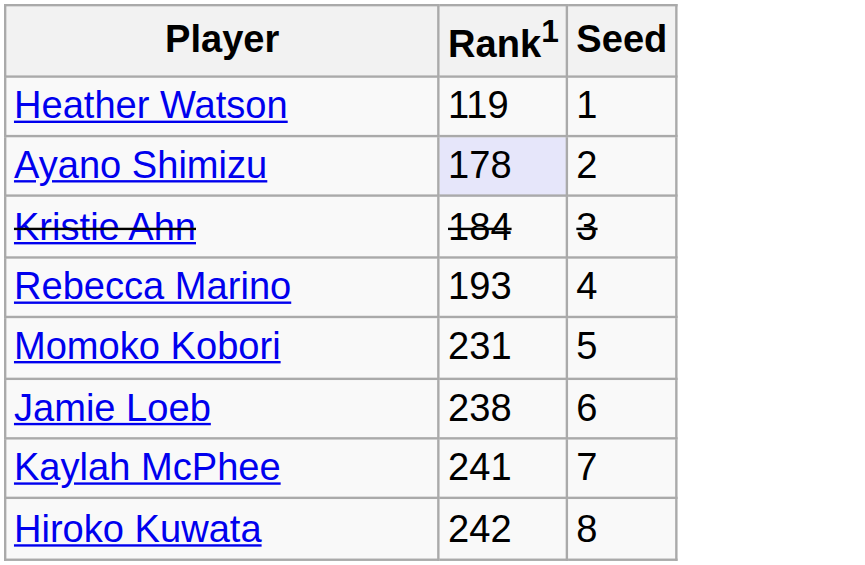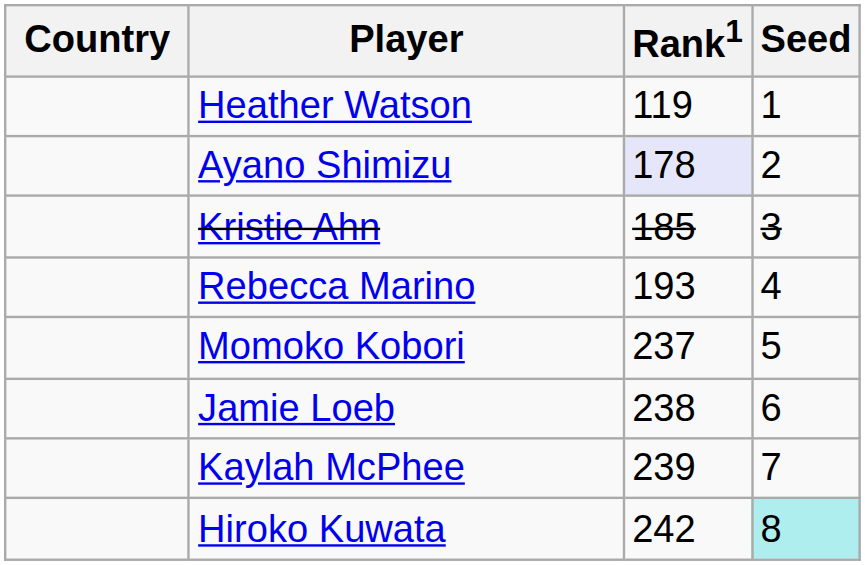+ column: (97, 39)
(480, 226) 184 -> (664, 226) 185
(480, 346) 231 -> (664, 346) 237
(480, 467) 241 -> (664, 467) 239
(587, 528) no background -> (771, 528) paleturquoise background
